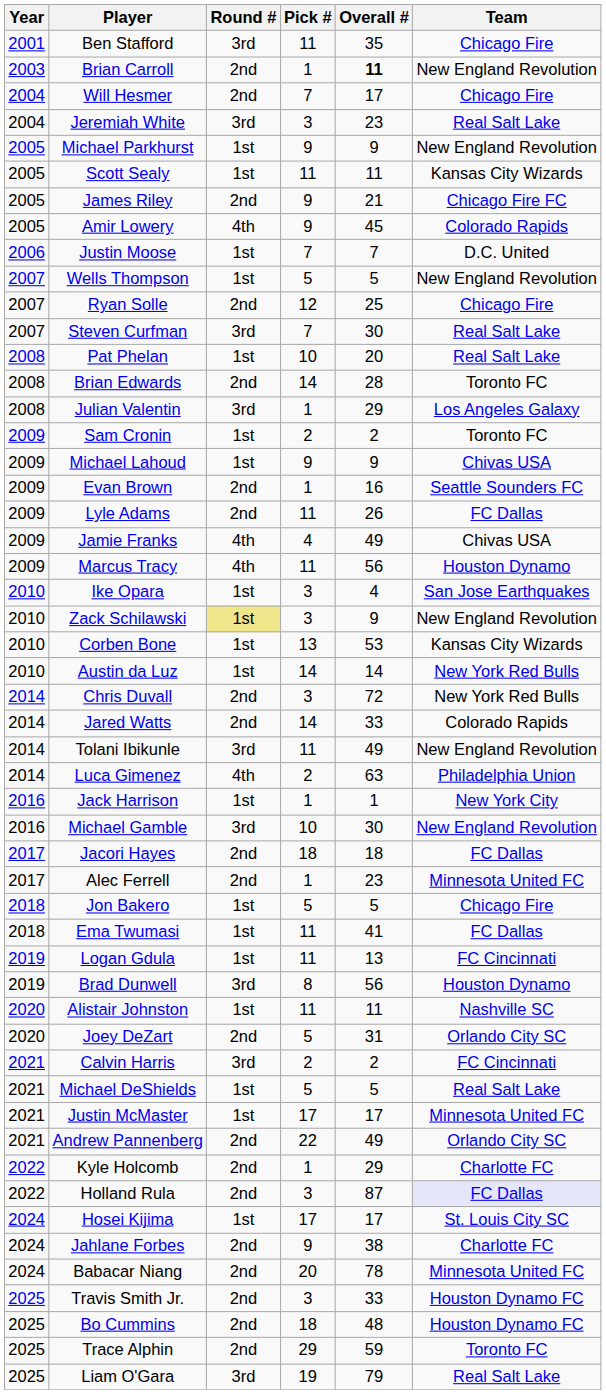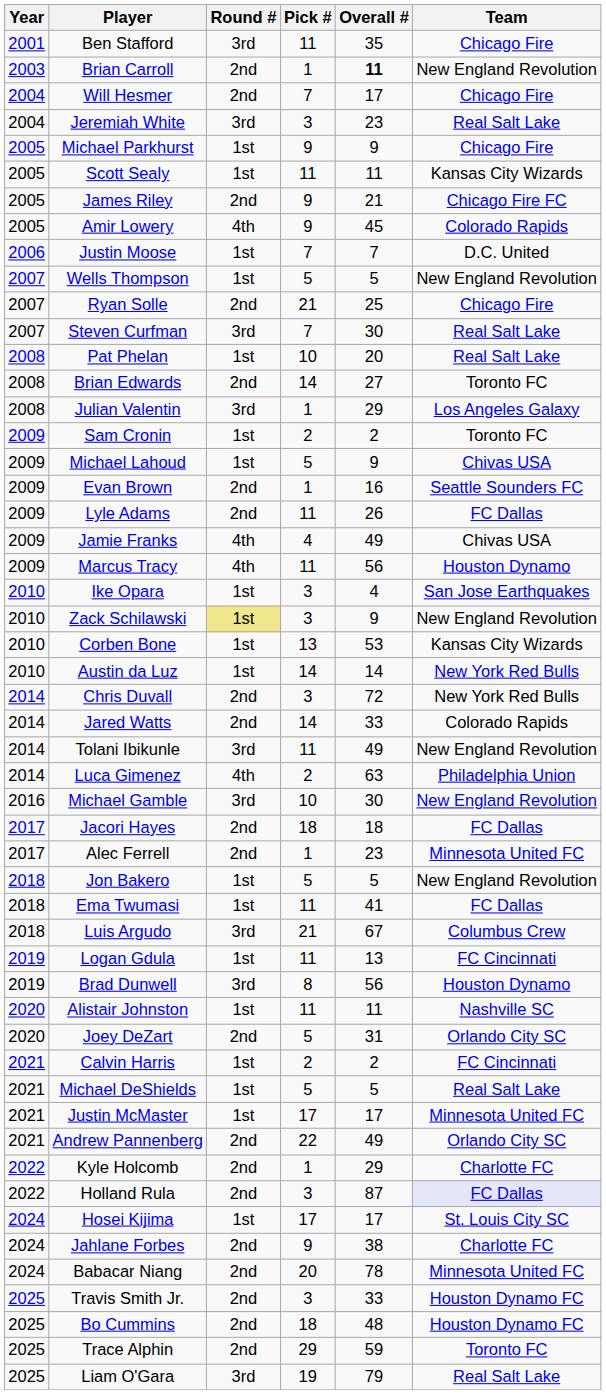(507, 148) New England Revolution -> (507, 148) Chicago Fire
(308, 305) 12 -> (308, 305) 21
(374, 383) 28 -> (374, 383) 27
(308, 461) 9 -> (308, 461) 5
- row: (128, 801)
(507, 906) Chicago Fire -> (507, 880) New England Revolution
+ row: (128, 932)
(243, 1063) 3rd -> (243, 1063) 1st
